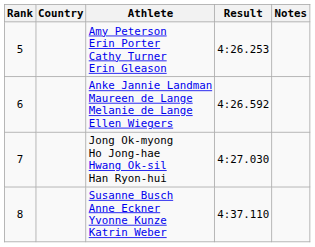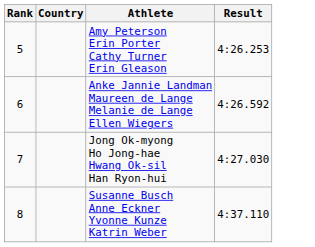- column: (291, 13)
